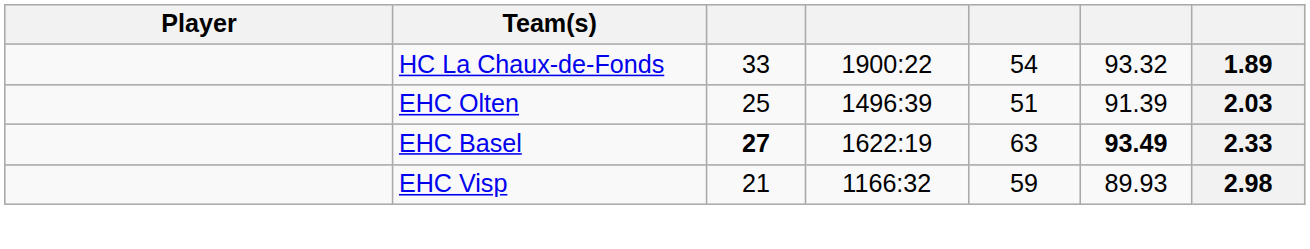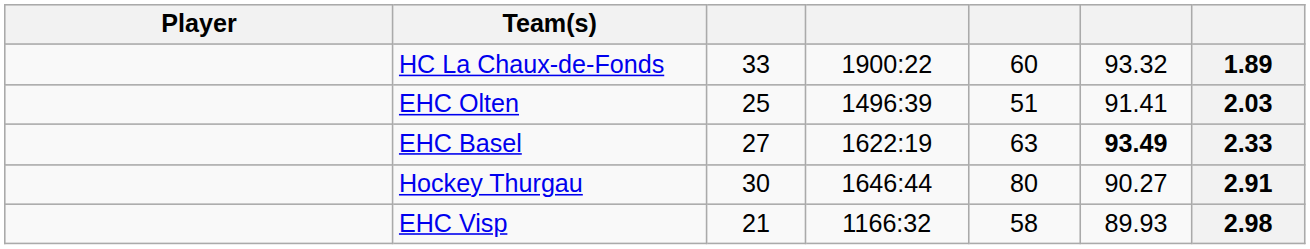(1024, 64) 54 -> (1024, 64) 60
(1136, 104) 91.39 -> (1136, 104) 91.41
(756, 143) bold -> (756, 143) normal
+ row: (491, 183)
(1024, 183) 59 -> (1024, 223) 58
